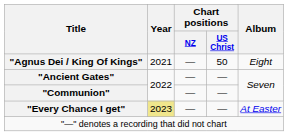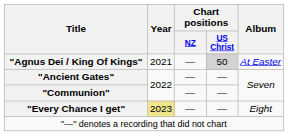(222, 61) no background -> (222, 61) lightgrey background
(261, 61) Eight -> (261, 61) At Easter
(261, 108) At Easter -> (261, 108) Eight
